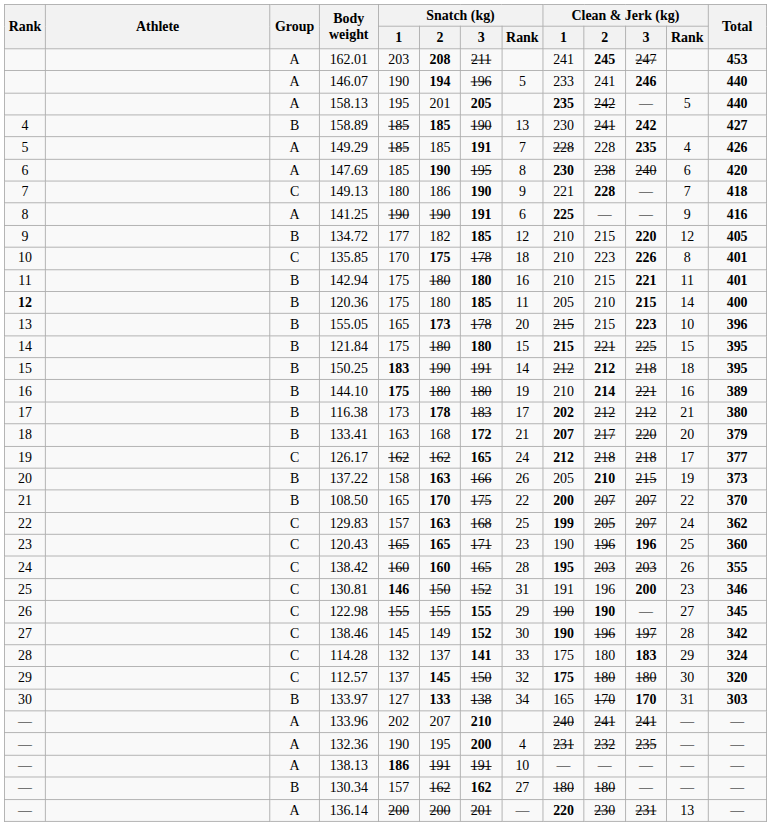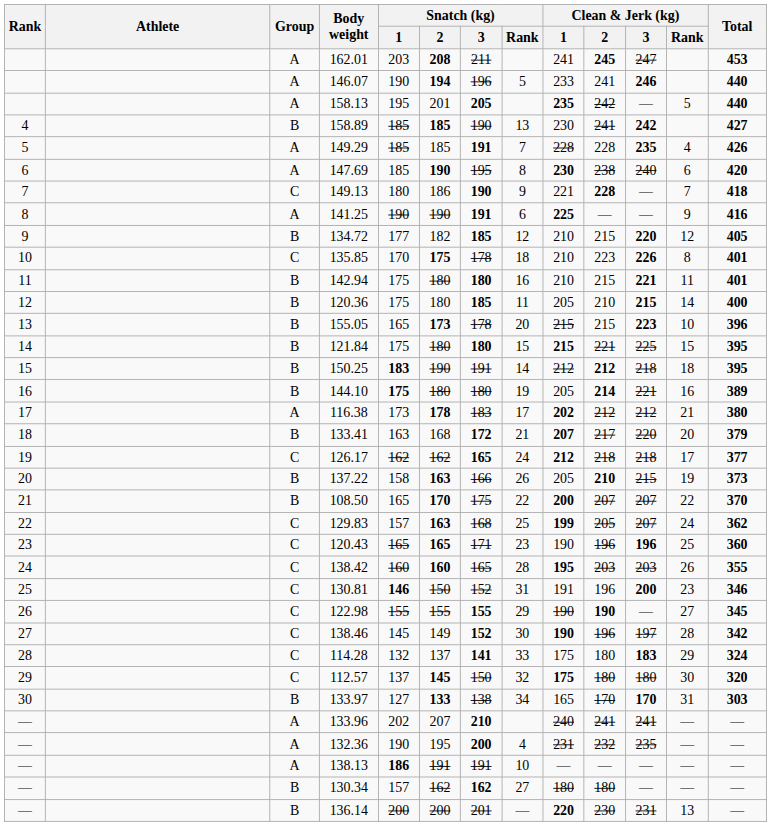(25, 302) bold -> (25, 302) normal
(564, 390) 210 -> (564, 390) 205
(295, 412) B -> (295, 412) A
(295, 810) A -> (295, 810) B
